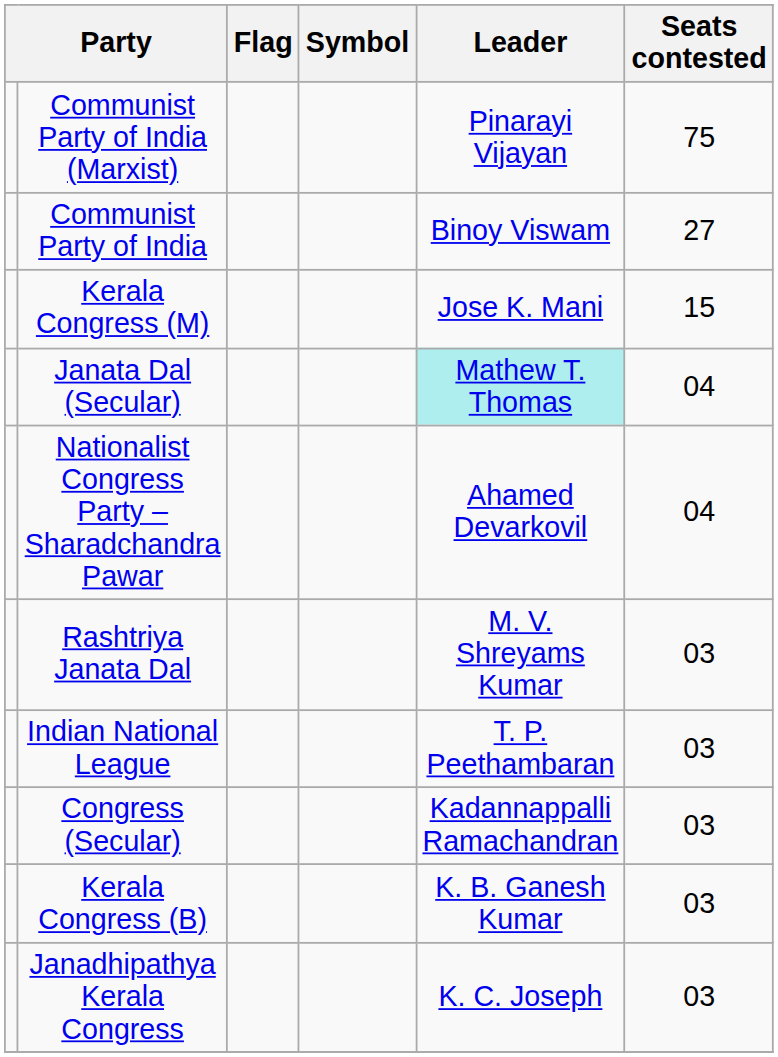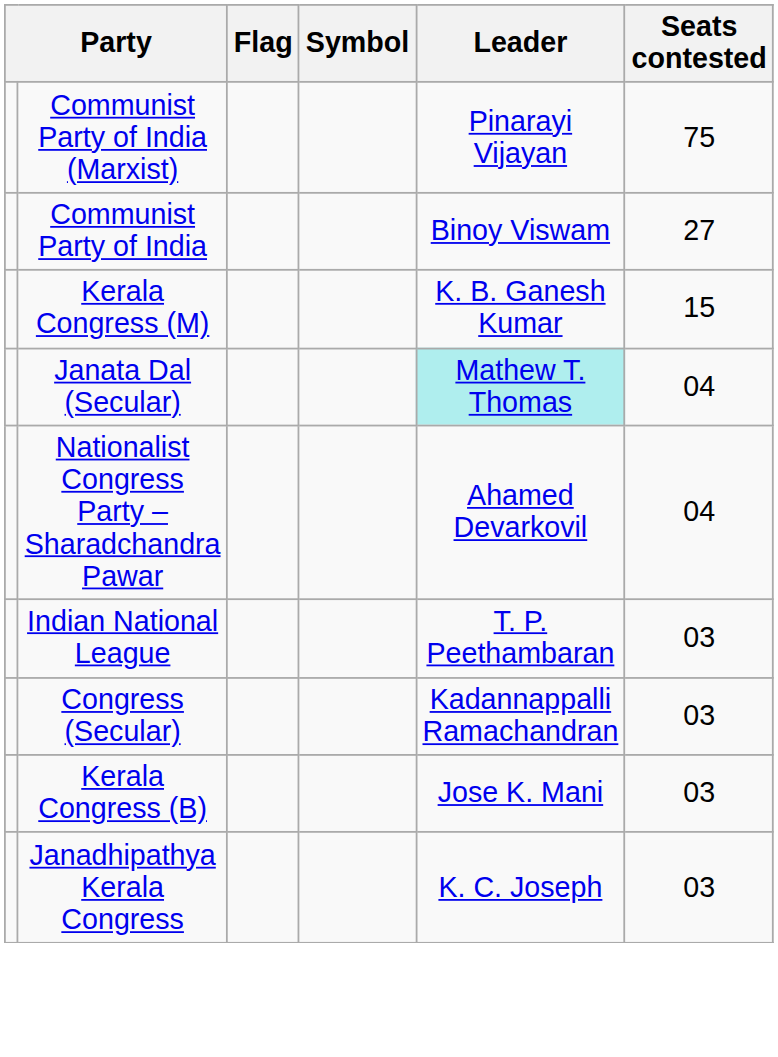(520, 308) Jose K. Mani -> (520, 308) K. B. Ganesh Kumar
- row: (123, 654)
(520, 903) K. B. Ganesh Kumar -> (520, 793) Jose K. Mani
